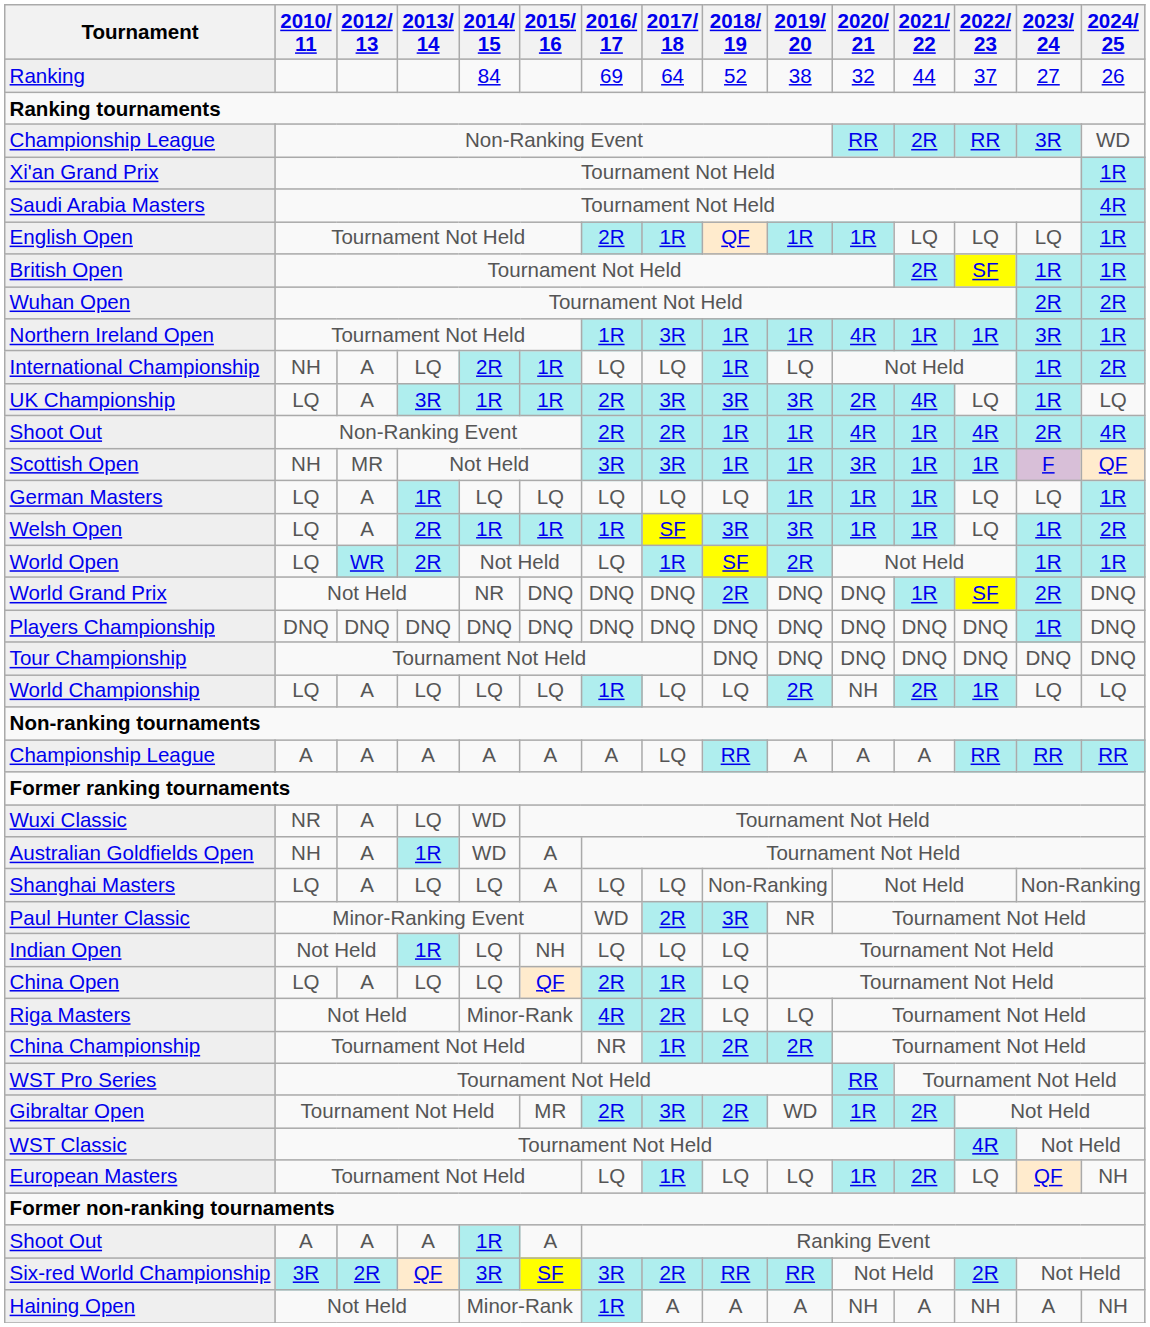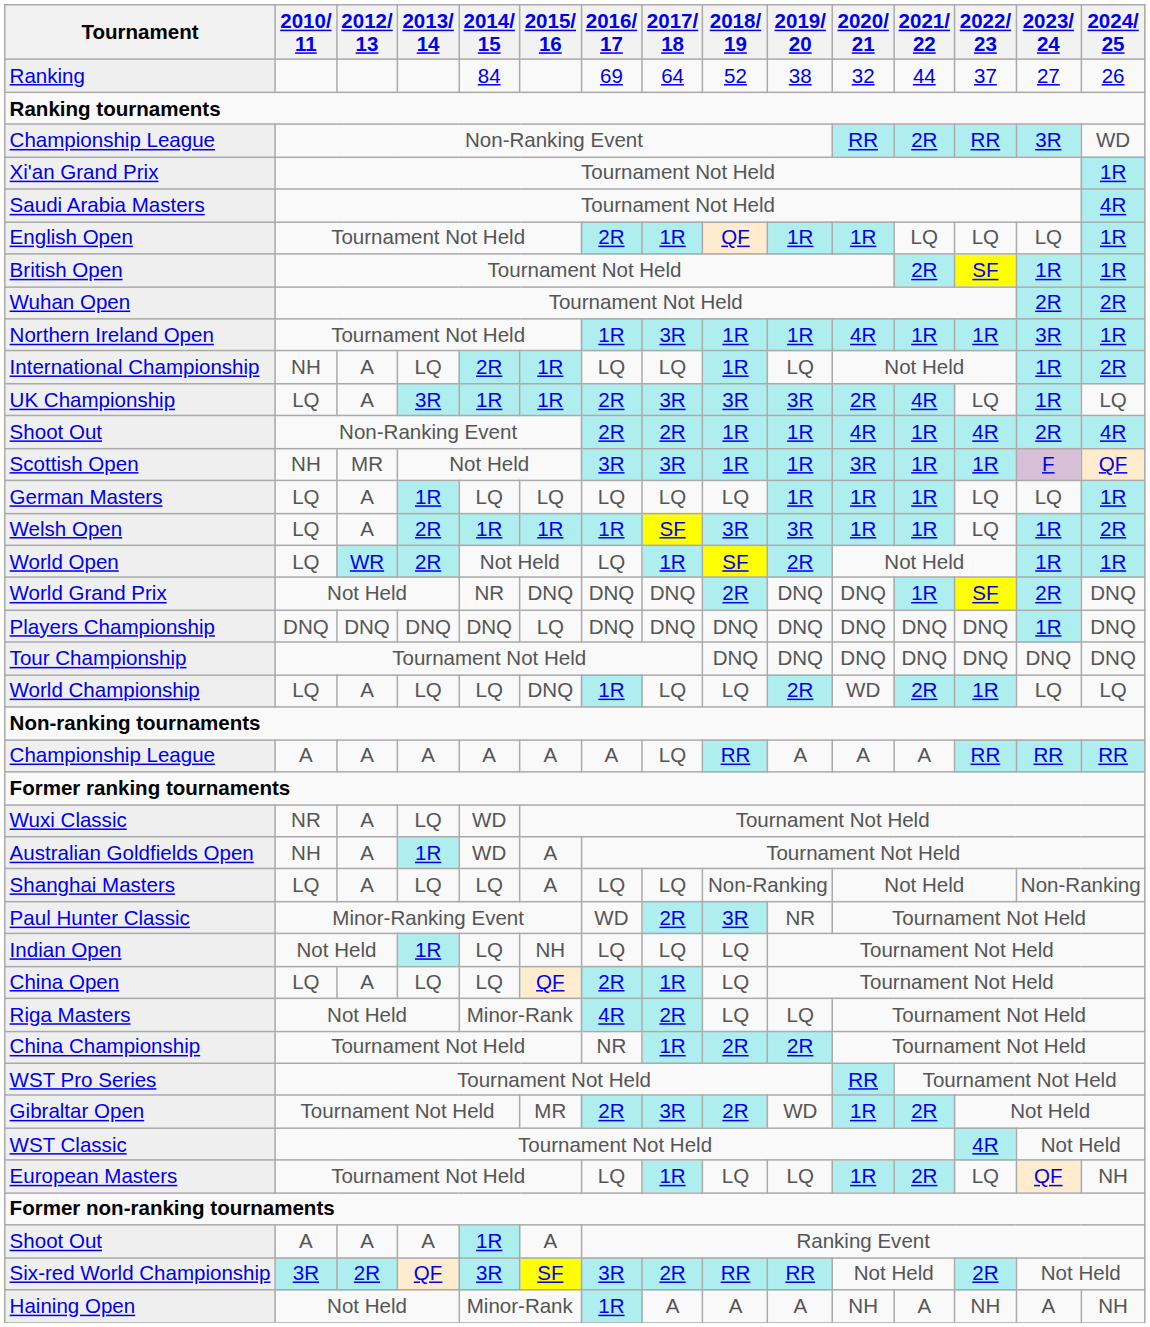(550, 626) DNQ -> (550, 626) LQ
(550, 691) LQ -> (550, 691) DNQ
(863, 691) NH -> (863, 691) WD
